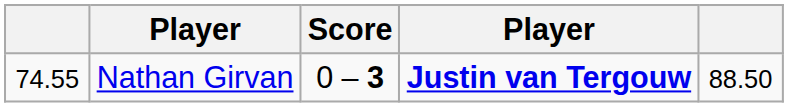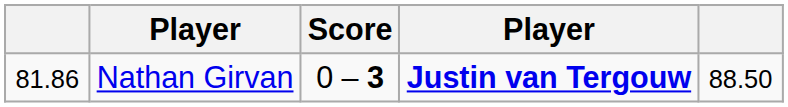(47, 81) 74.55 -> (47, 81) 81.86
